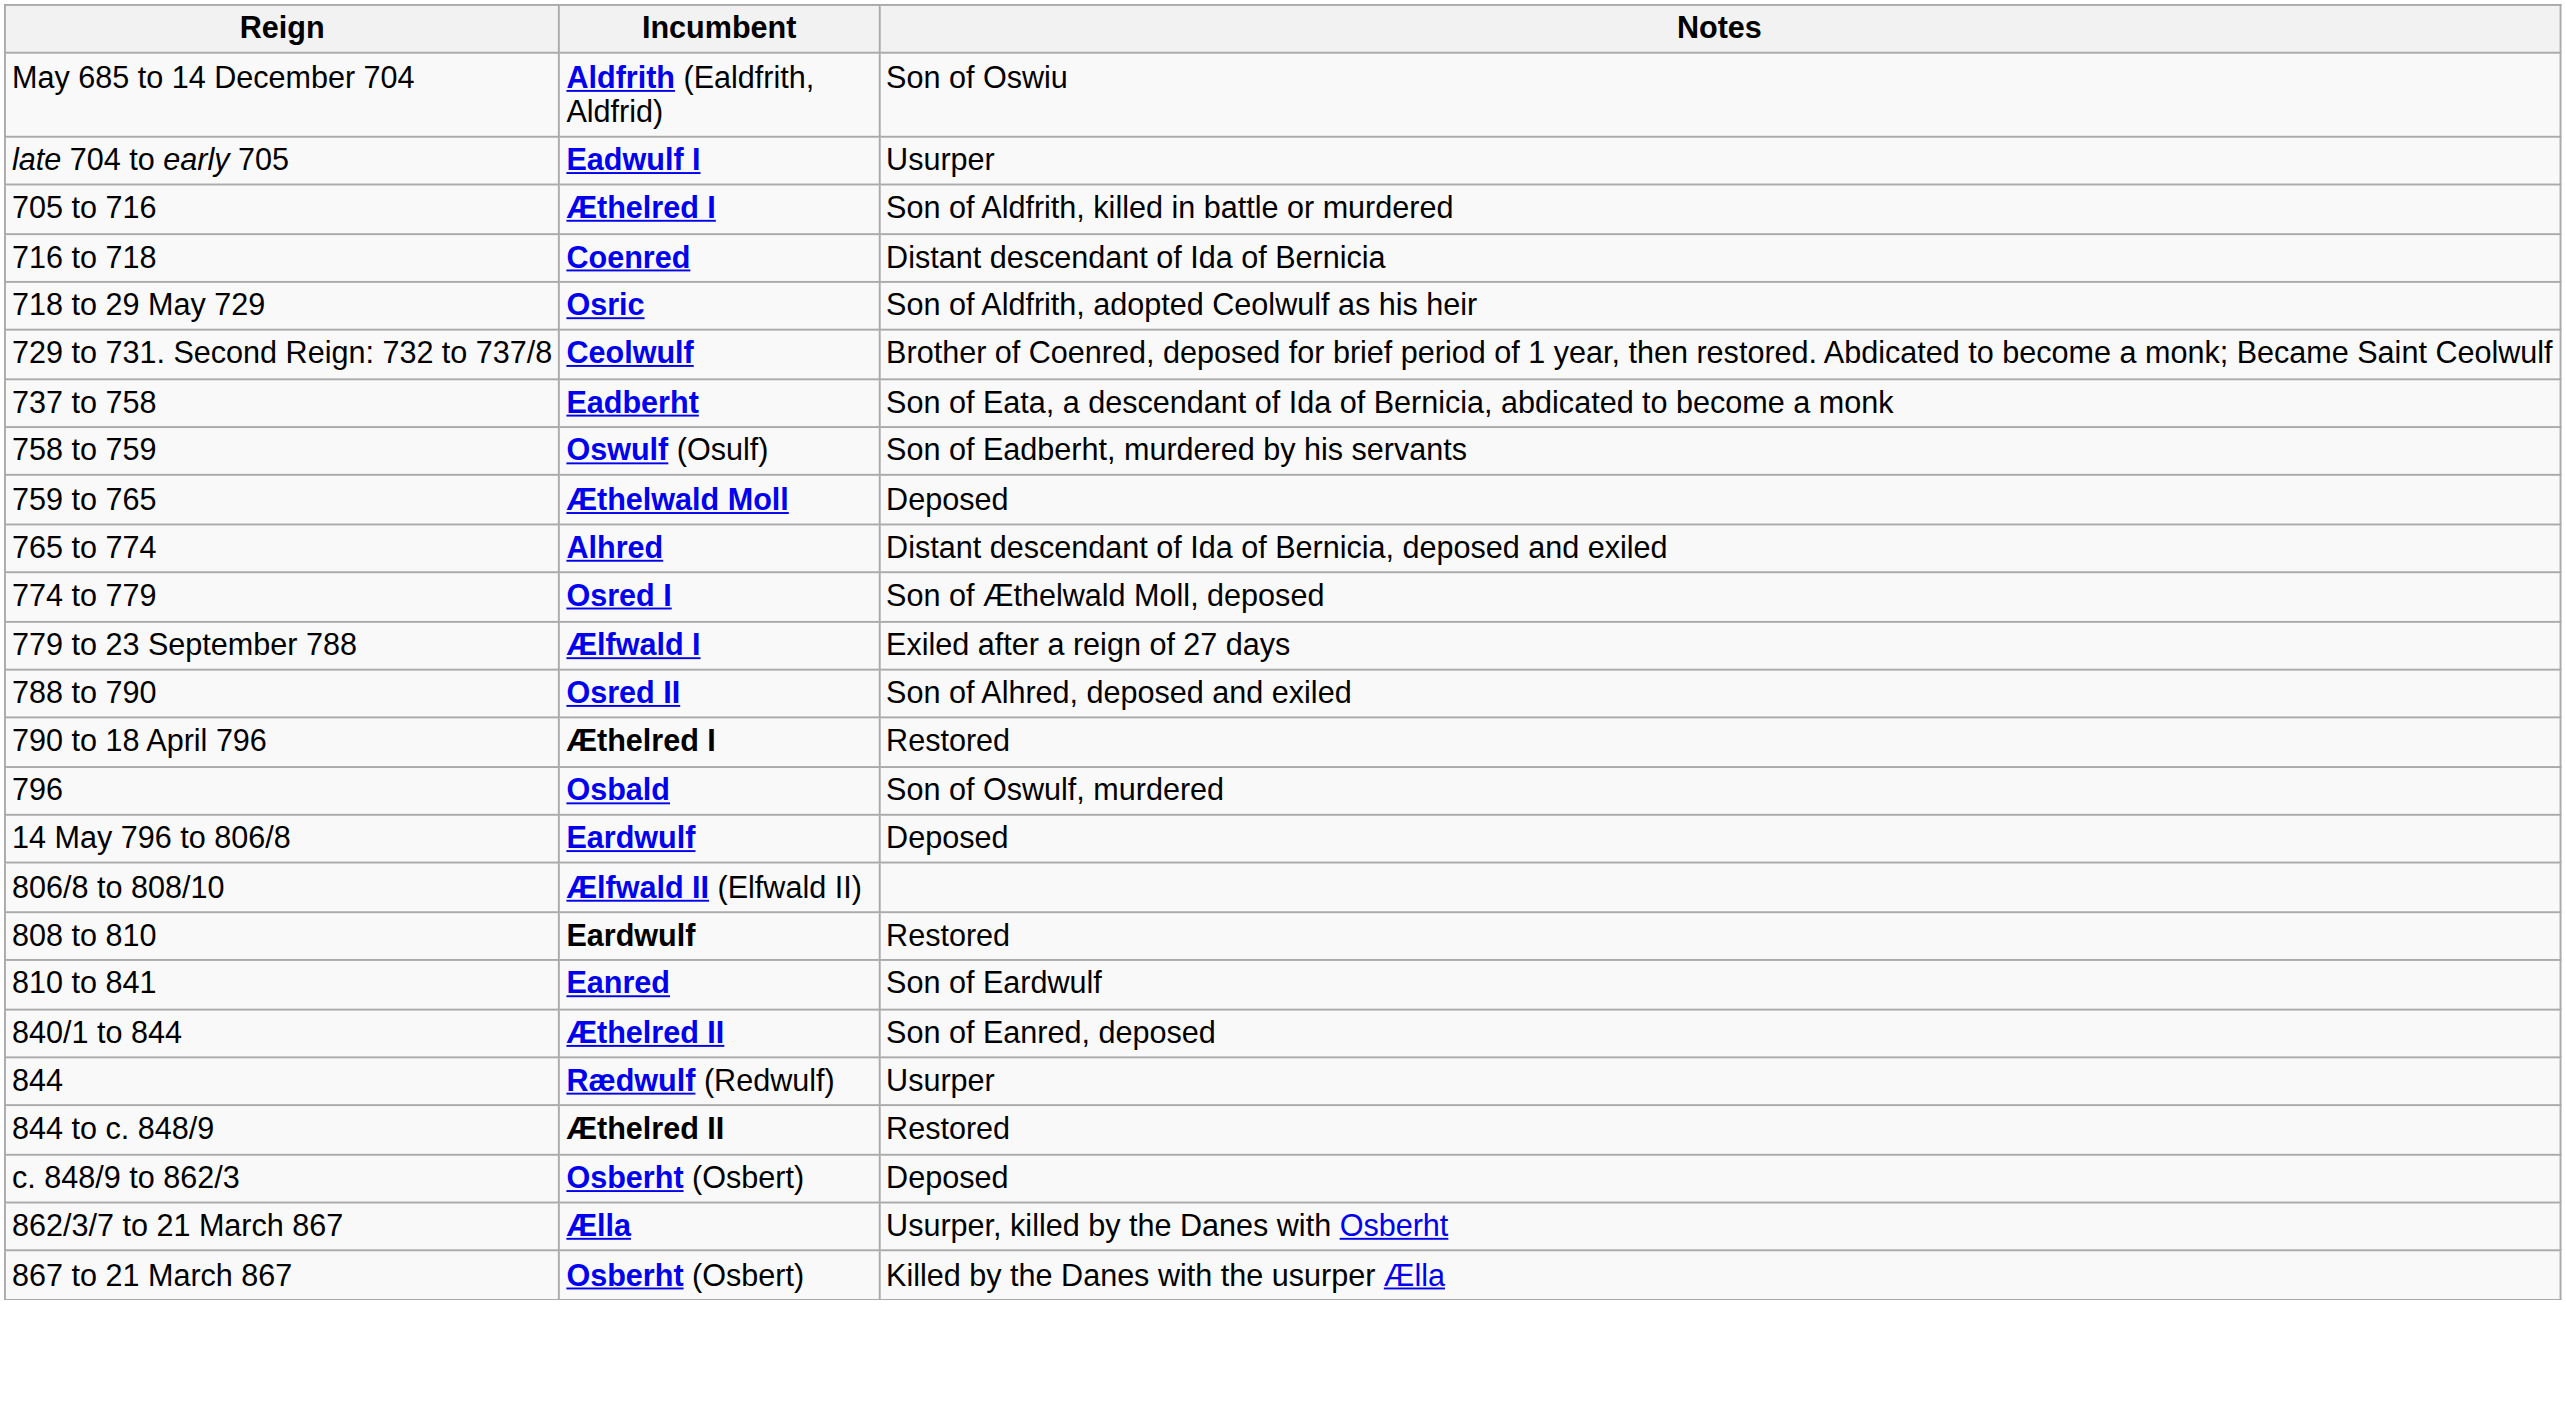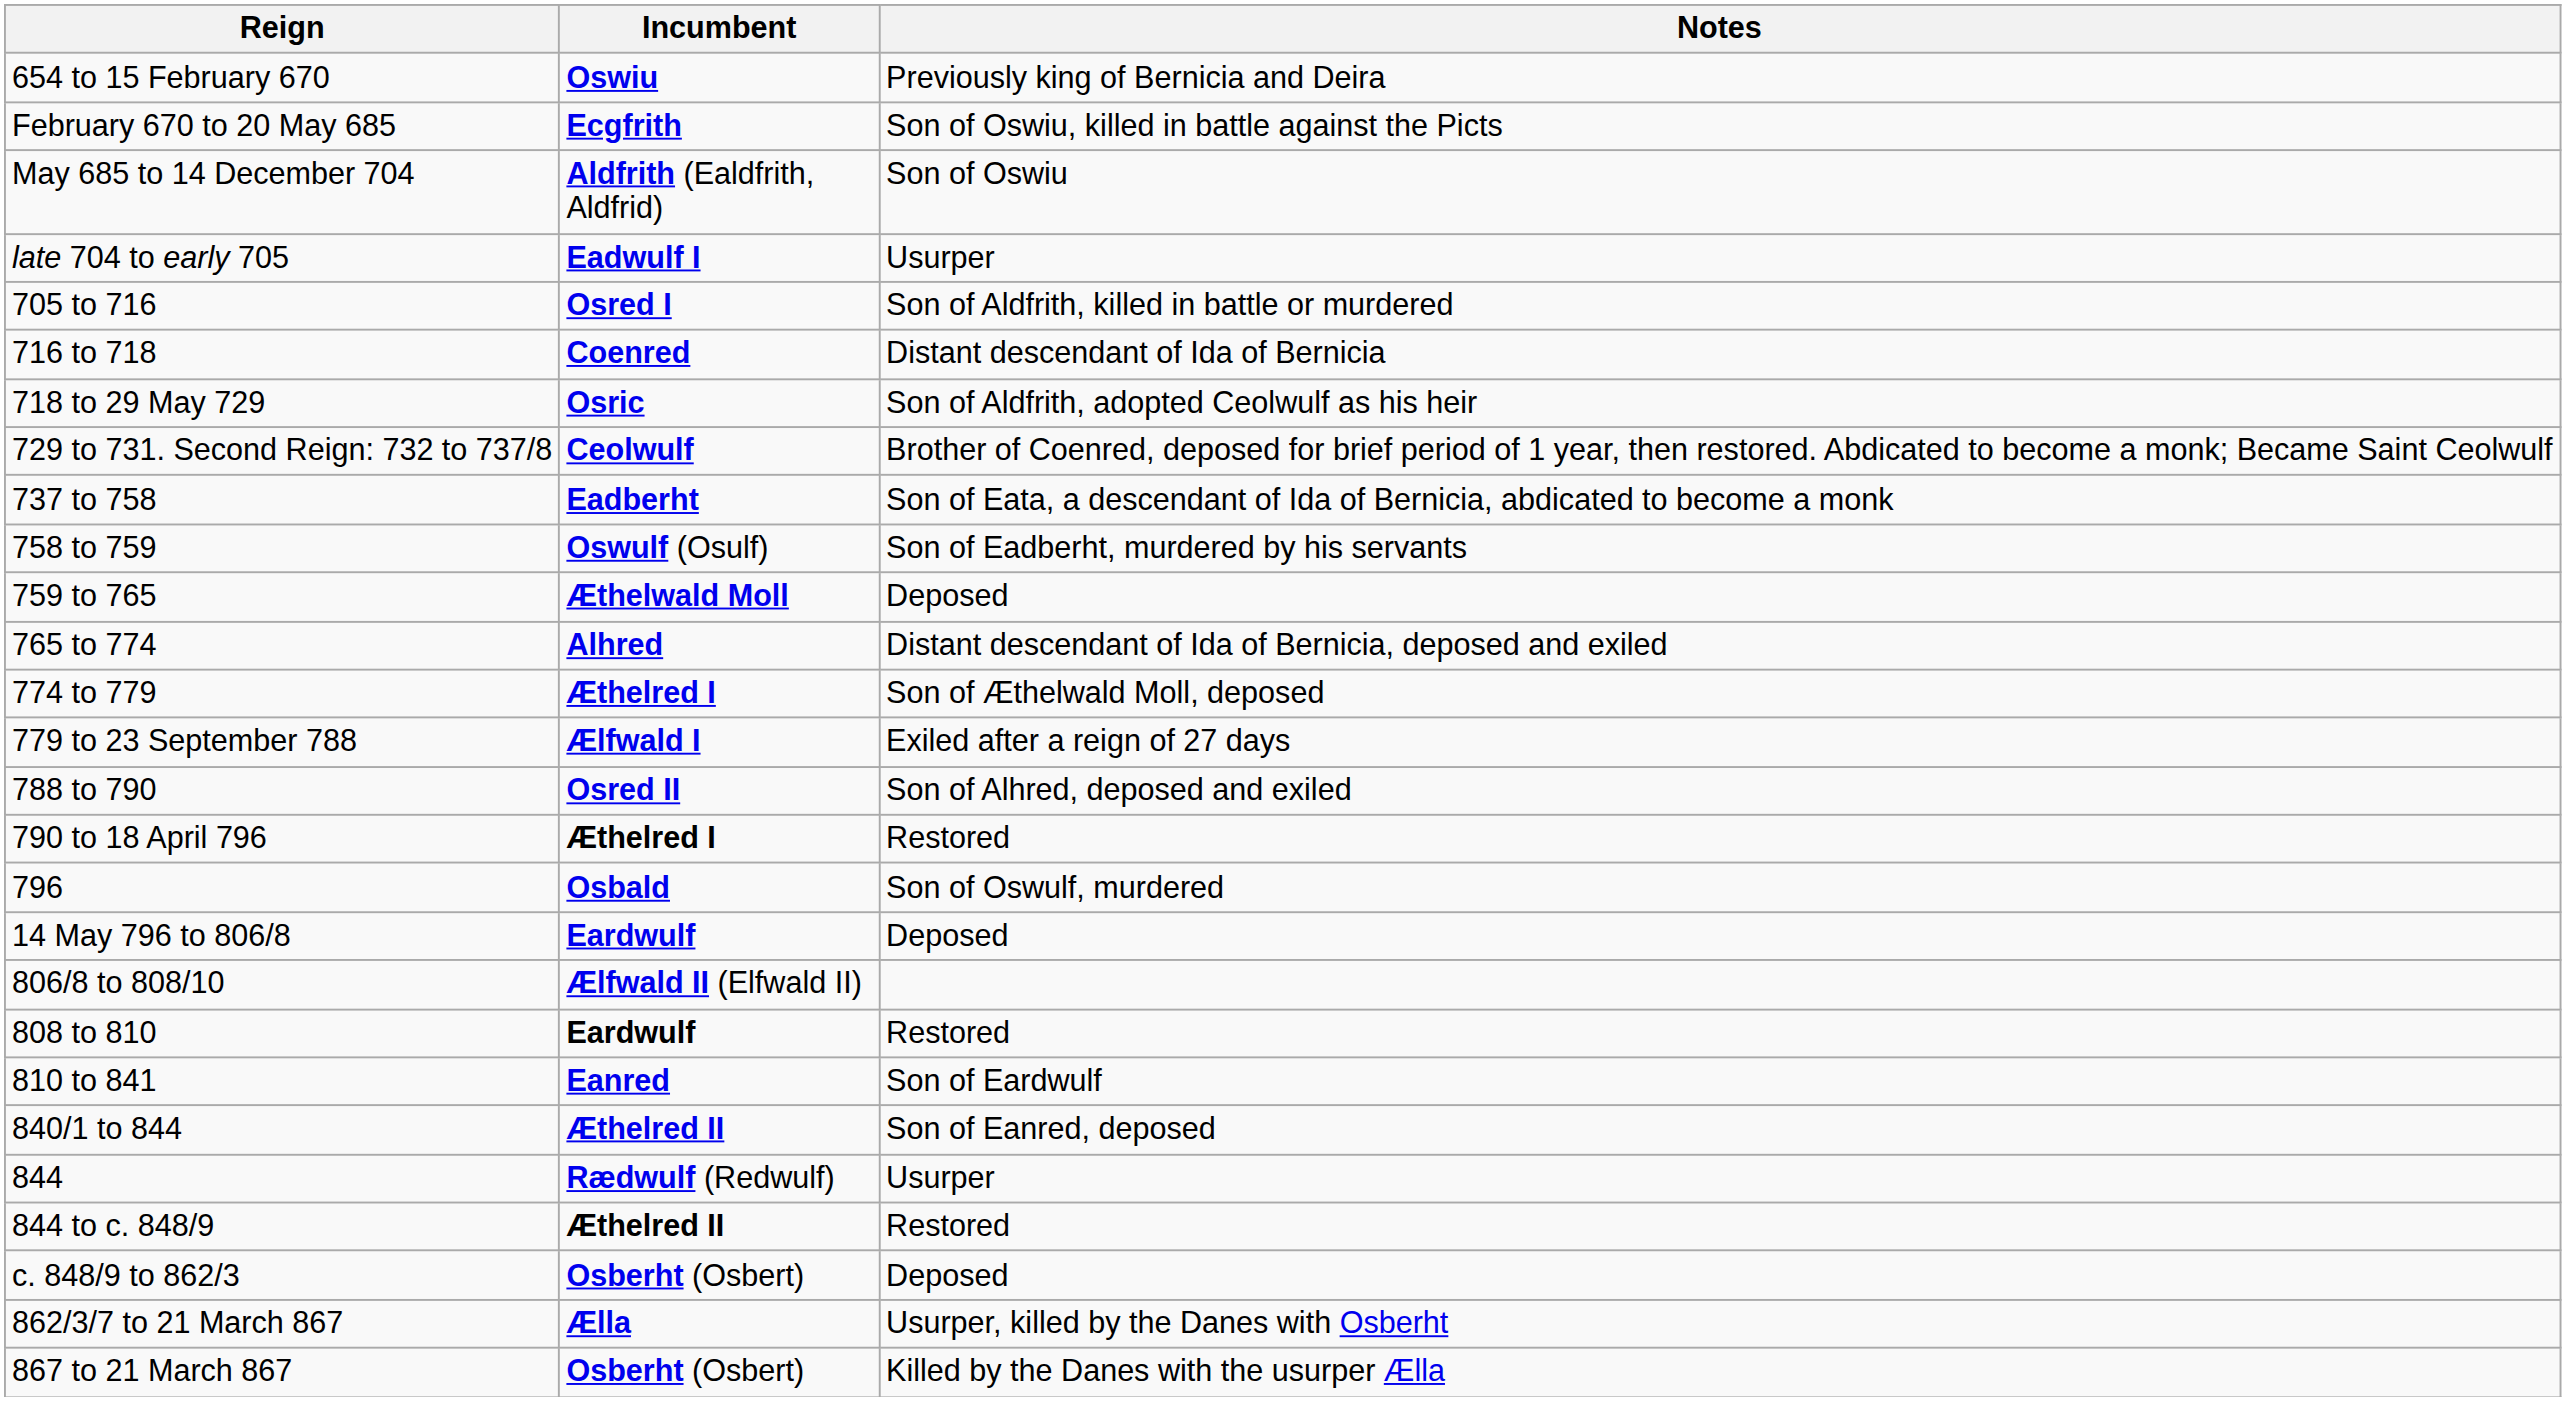+ row: (171, 77)
+ row: (204, 125)
(641, 208) Æthelred I -> (619, 305) Osred I
(619, 596) Osred I -> (641, 693) Æthelred I
